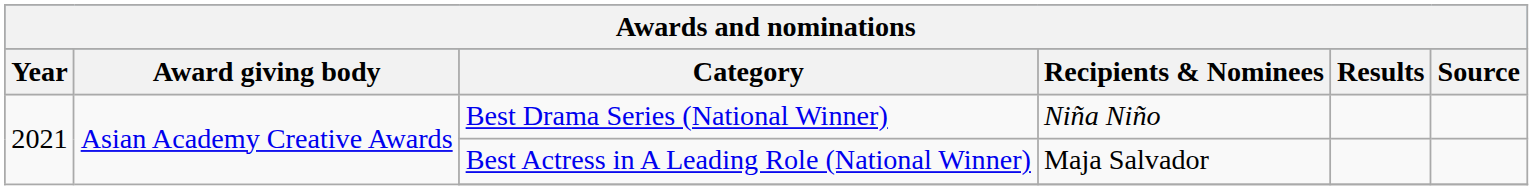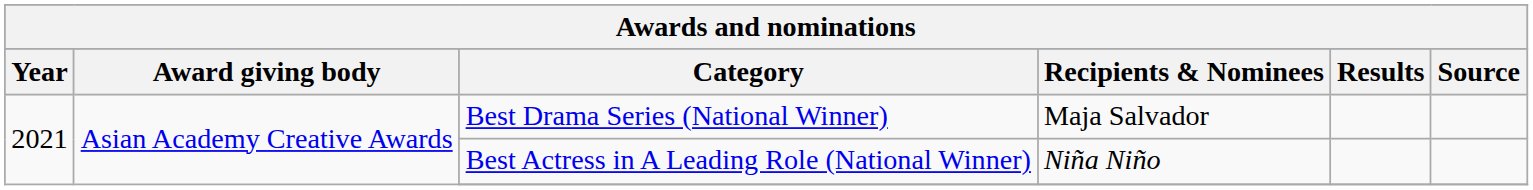(1102, 116) Niña Niño -> (1126, 116) Maja Salvador
(1126, 160) Maja Salvador -> (1102, 160) Niña Niño
